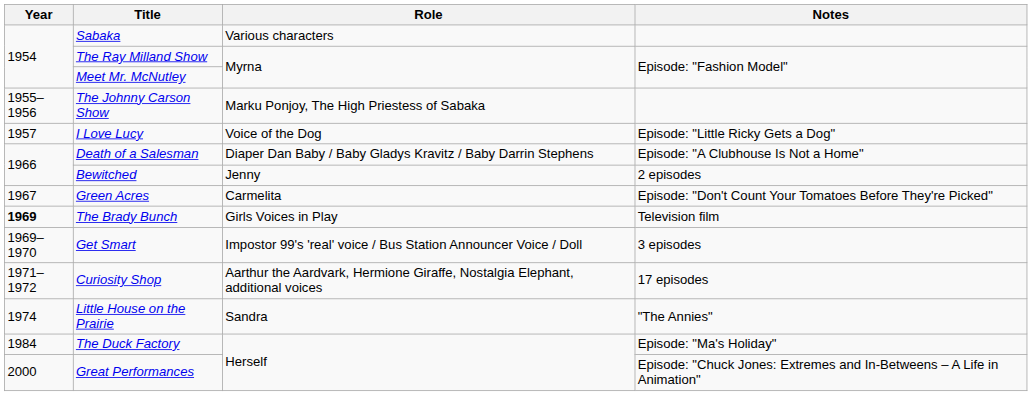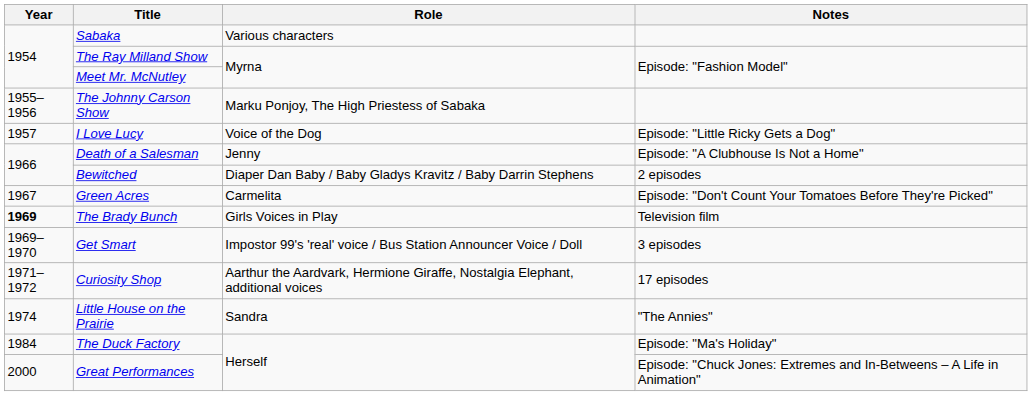(409, 154) Diaper Dan Baby / Baby Gladys Kravitz / Baby Darrin Stephens -> (243, 154) Jenny
(243, 175) Jenny -> (409, 175) Diaper Dan Baby / Baby Gladys Kravitz / Baby Darrin Stephens
